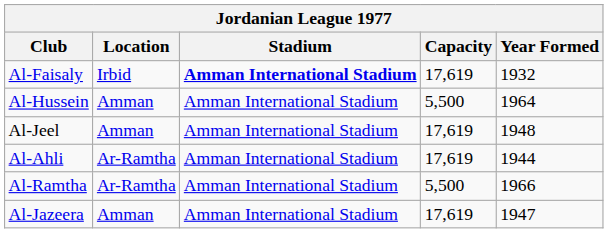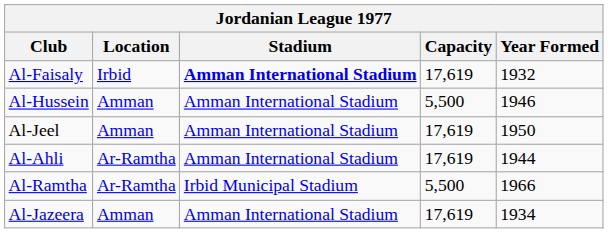(518, 102) 1964 -> (518, 102) 1946
(518, 130) 1948 -> (518, 130) 1950
(291, 185) Amman International Stadium -> (271, 185) Irbid Municipal Stadium
(518, 213) 1947 -> (518, 213) 1934
